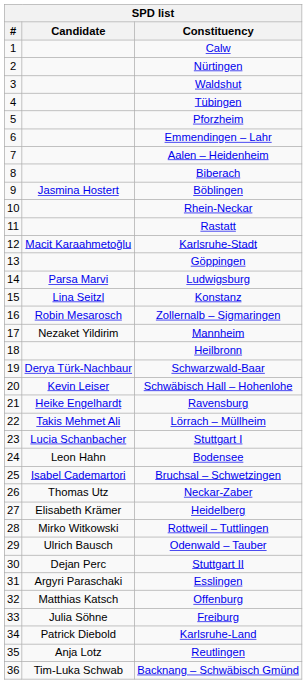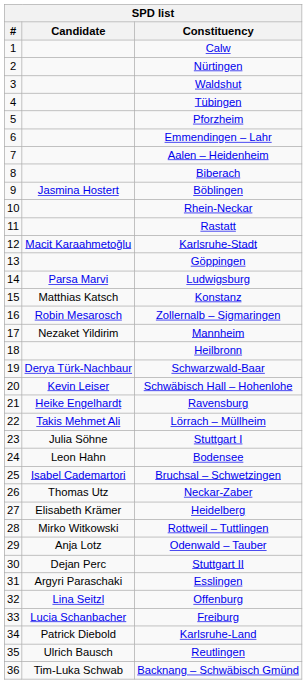(78, 297) Lina Seitzl -> (78, 297) Matthias Katsch
(78, 439) Lucia Schanbacher -> (78, 439) Julia Söhne
(78, 546) Ulrich Bausch -> (78, 546) Anja Lotz
(78, 599) Matthias Katsch -> (78, 599) Lina Seitzl
(78, 617) Julia Söhne -> (78, 617) Lucia Schanbacher
(78, 652) Anja Lotz -> (78, 652) Ulrich Bausch
